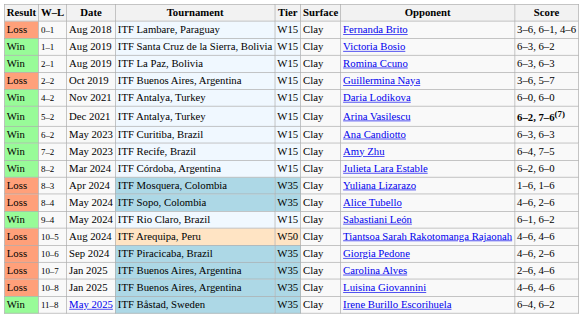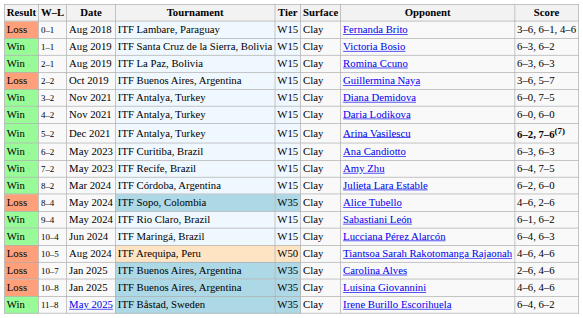+ row: (48, 98)
- row: (48, 186)
+ row: (50, 237)
- row: (50, 254)
